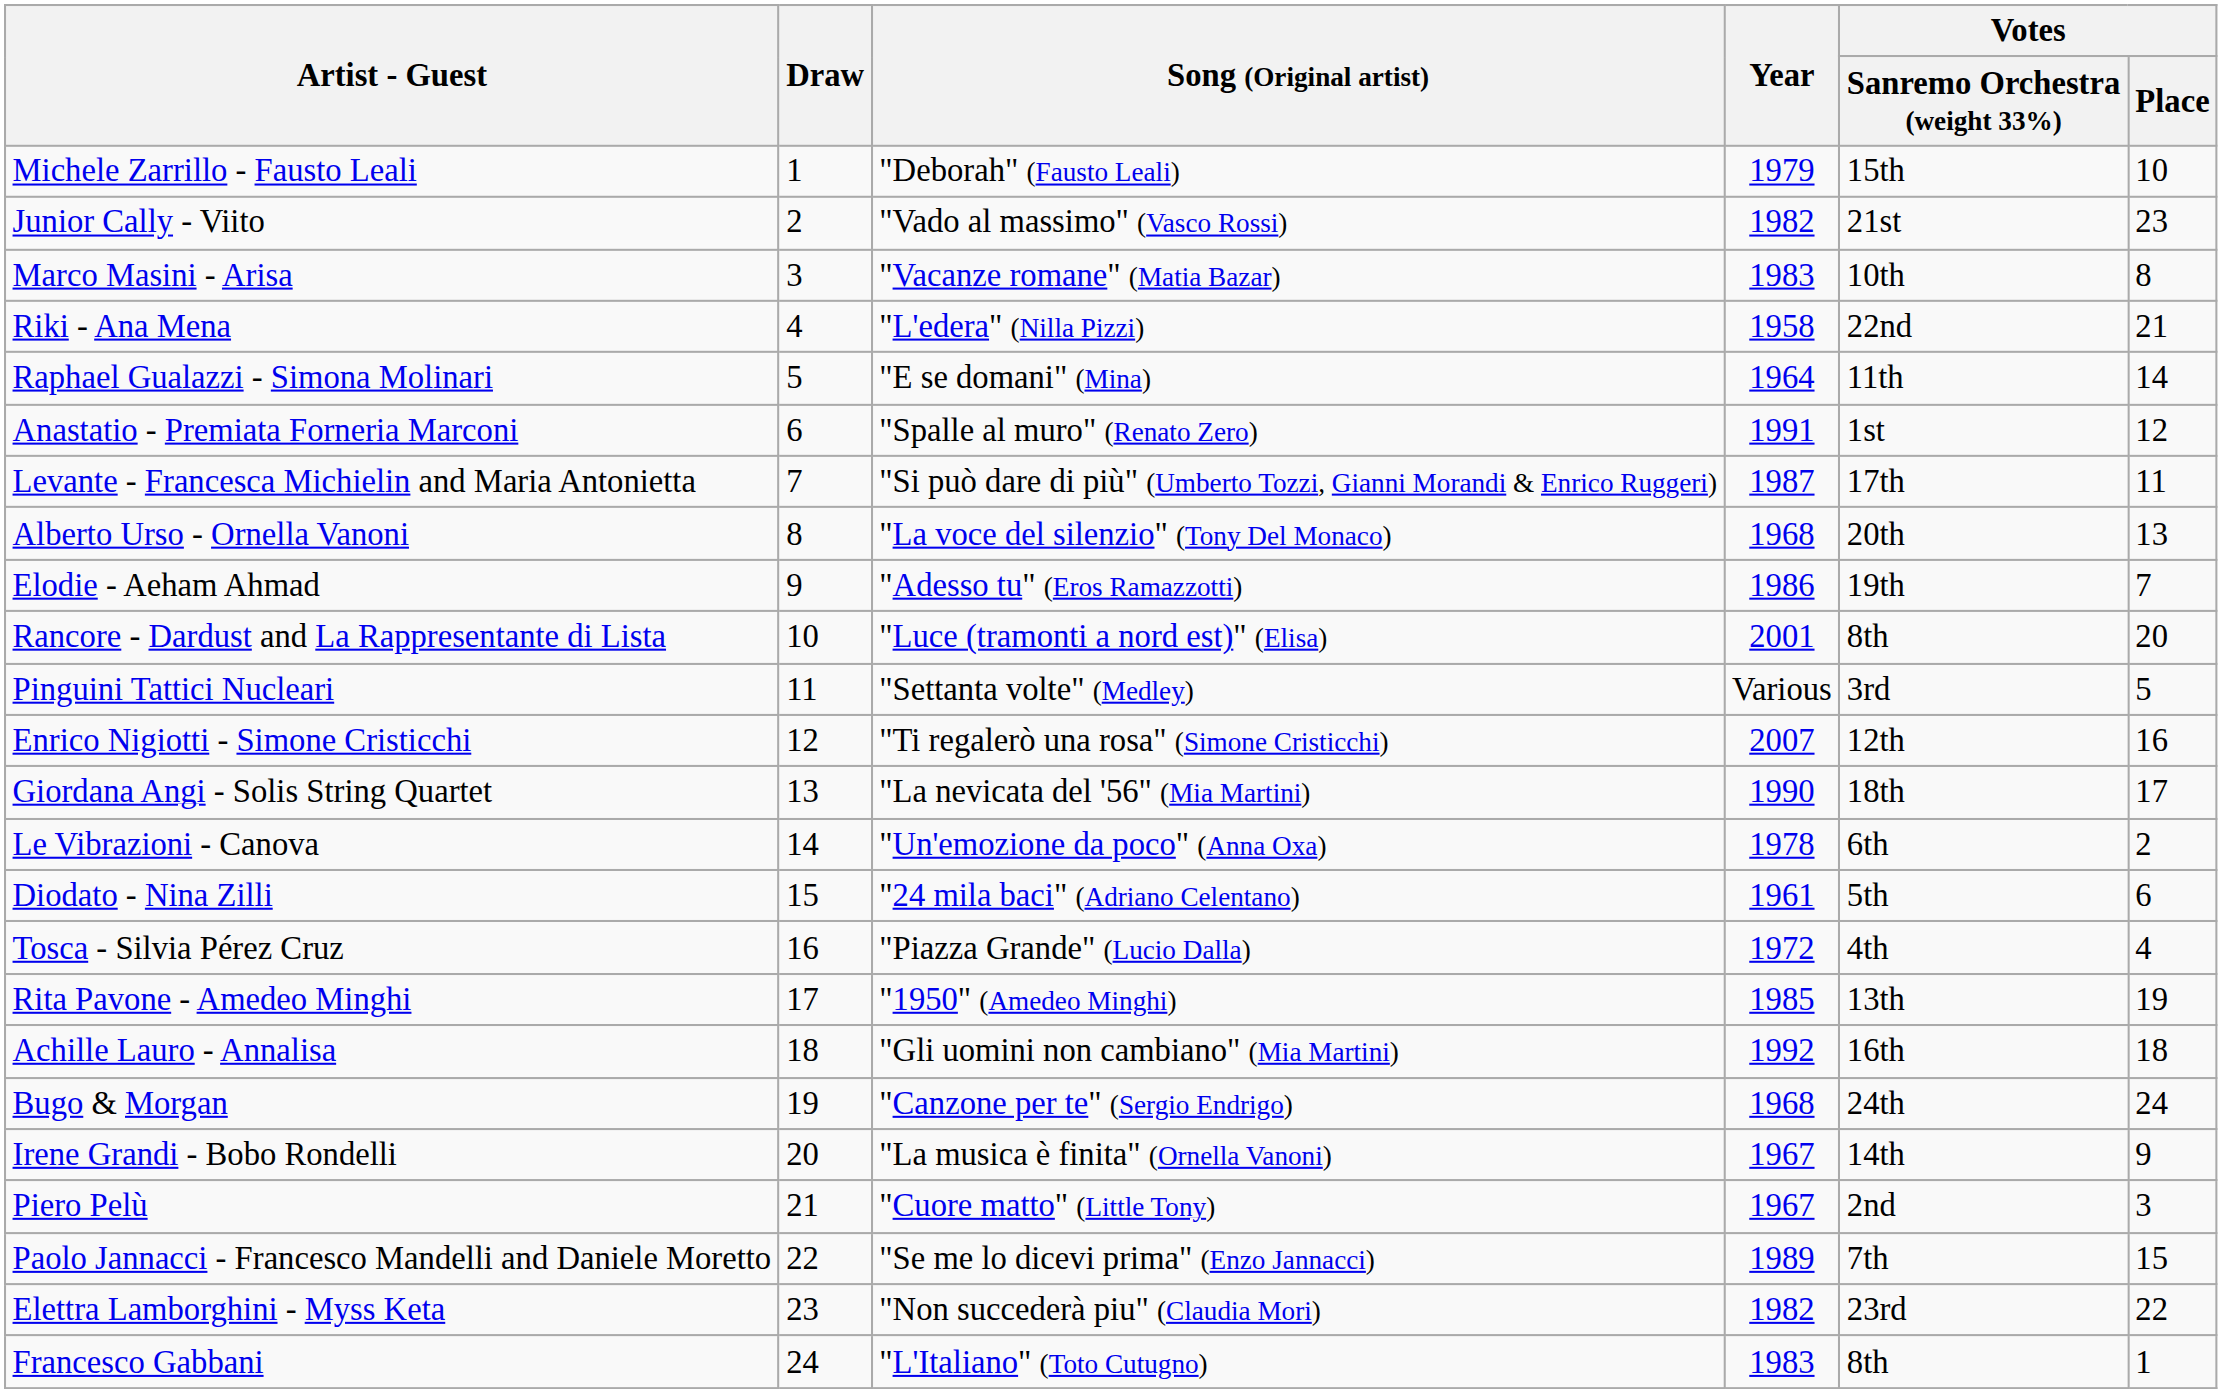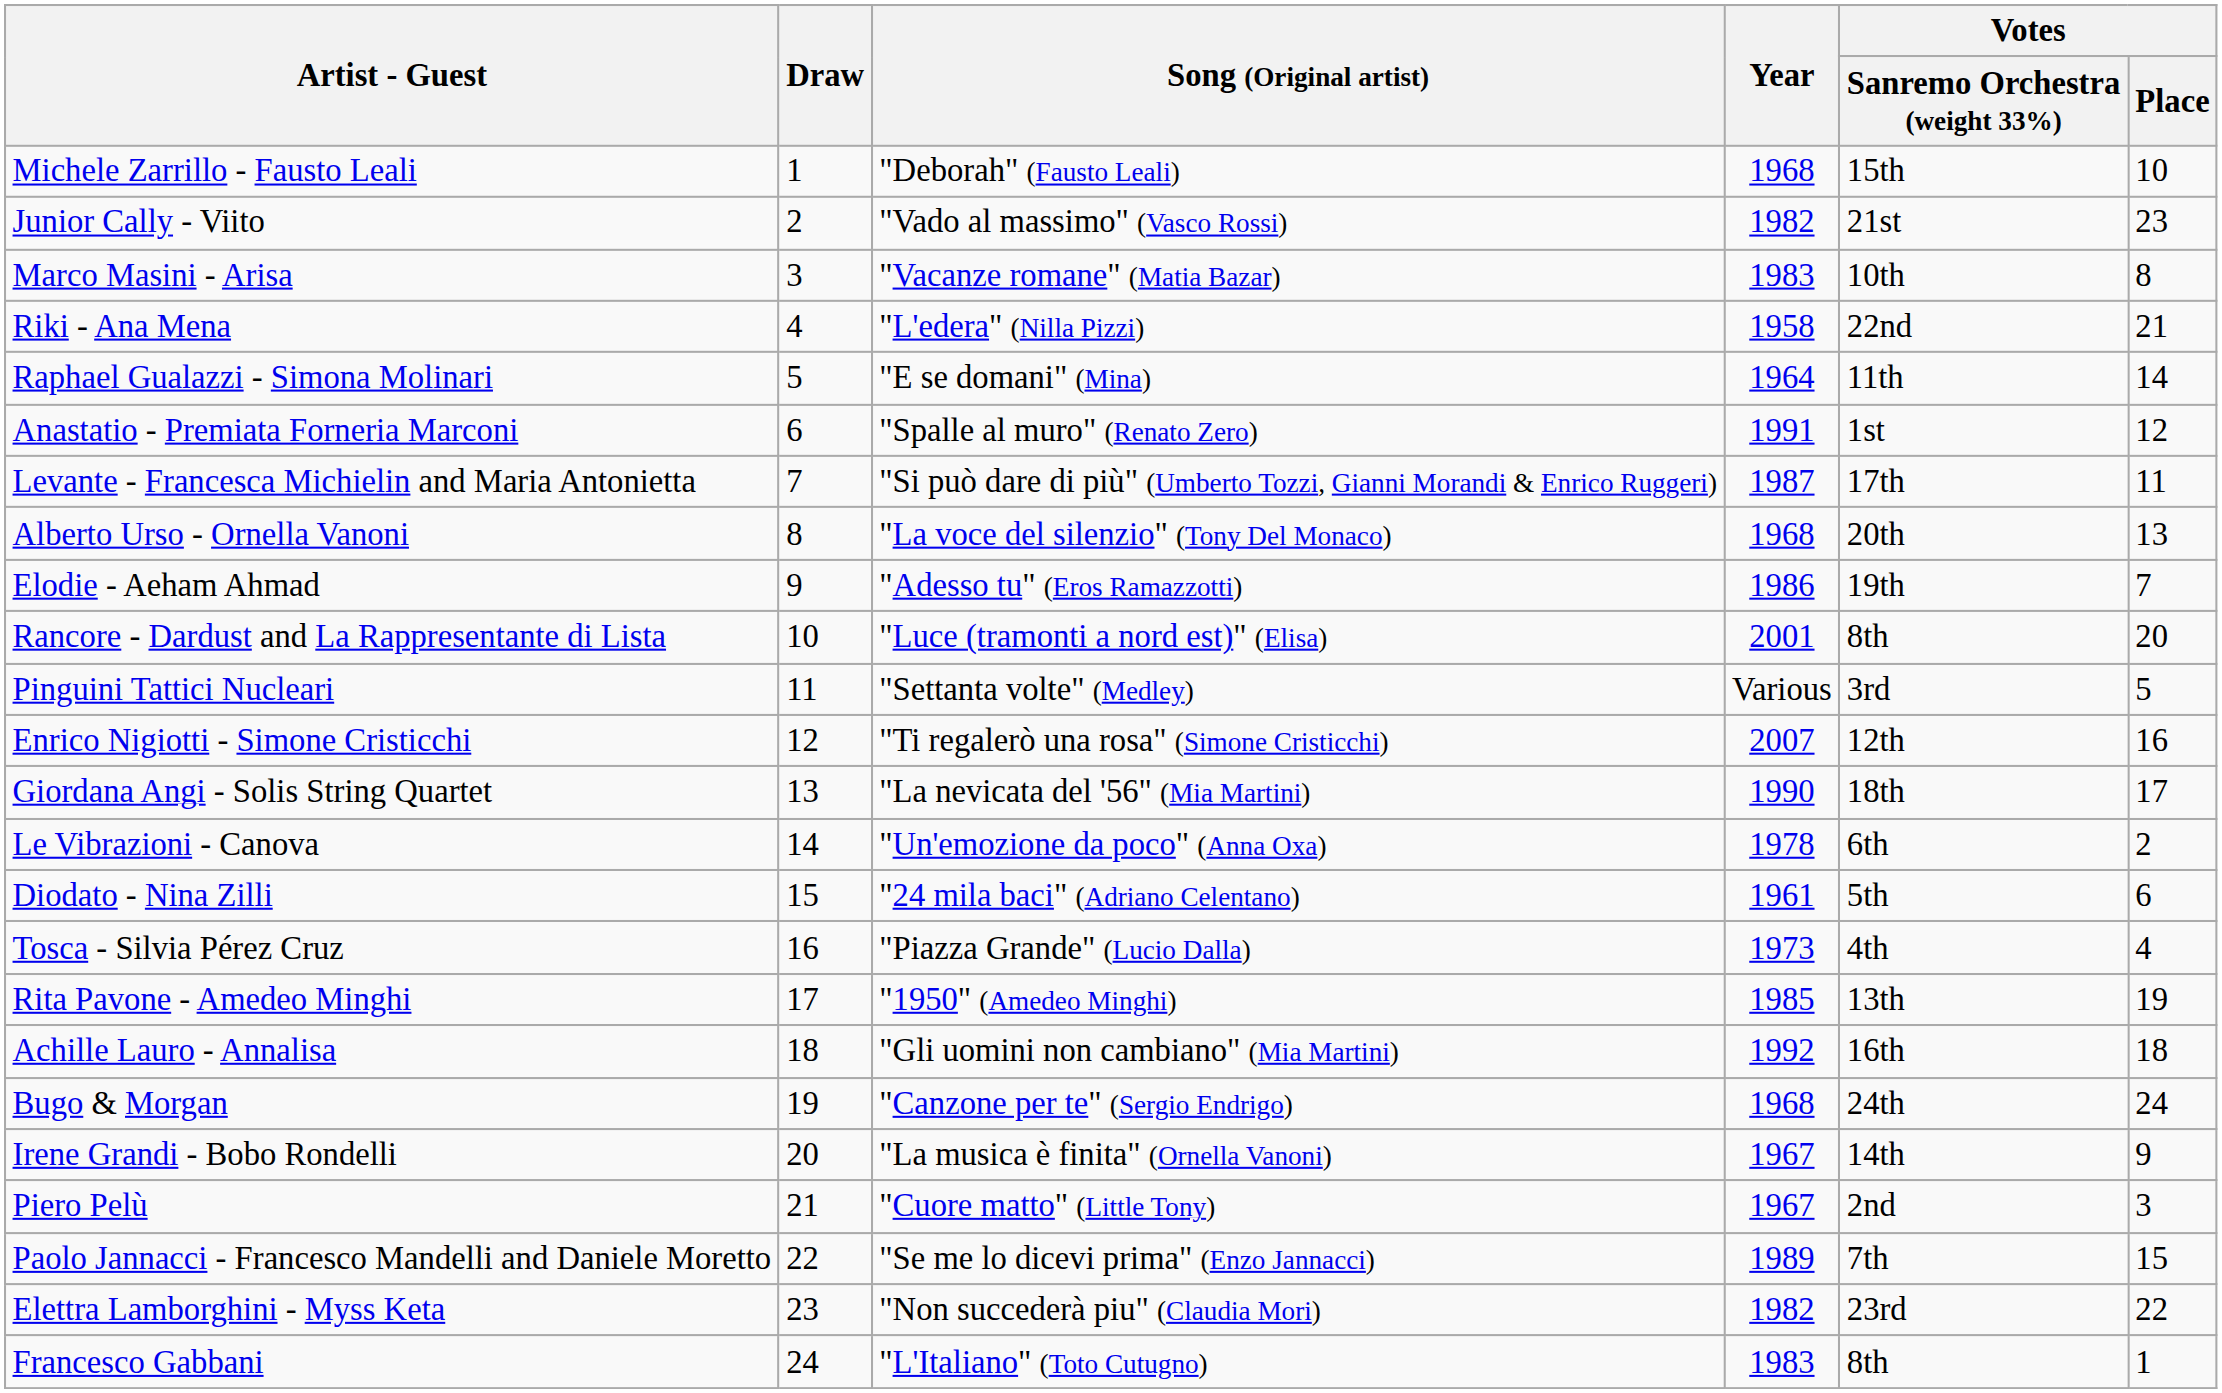(1782, 170) 1979 -> (1782, 170) 1968
(1782, 947) 1972 -> (1782, 947) 1973
